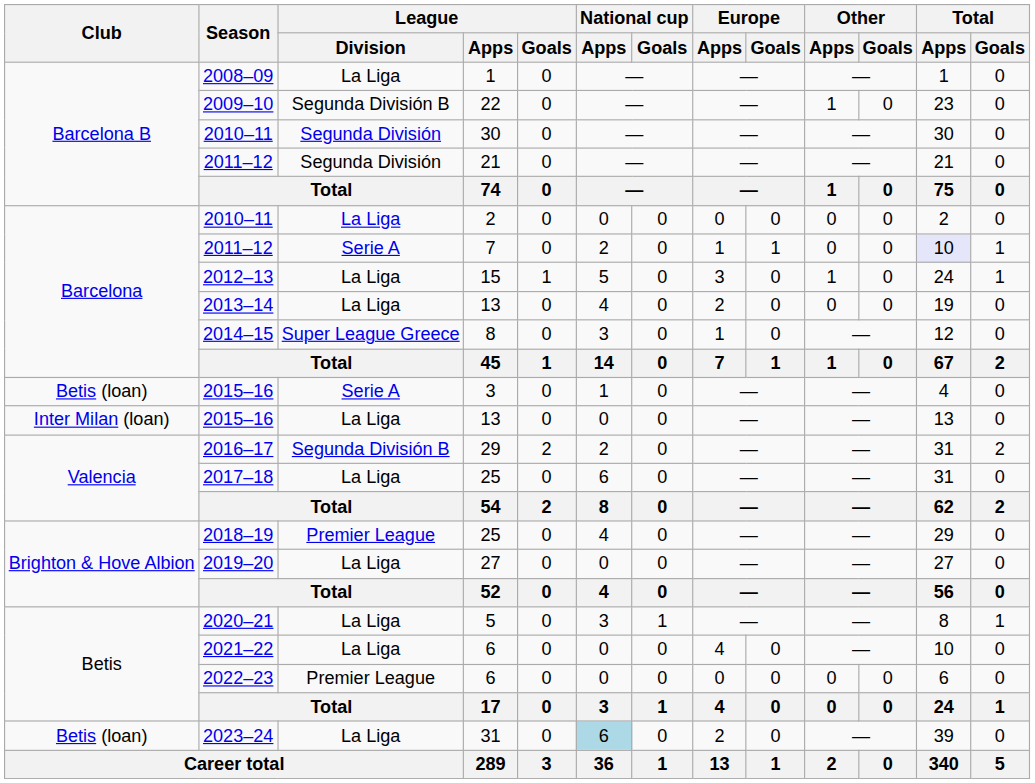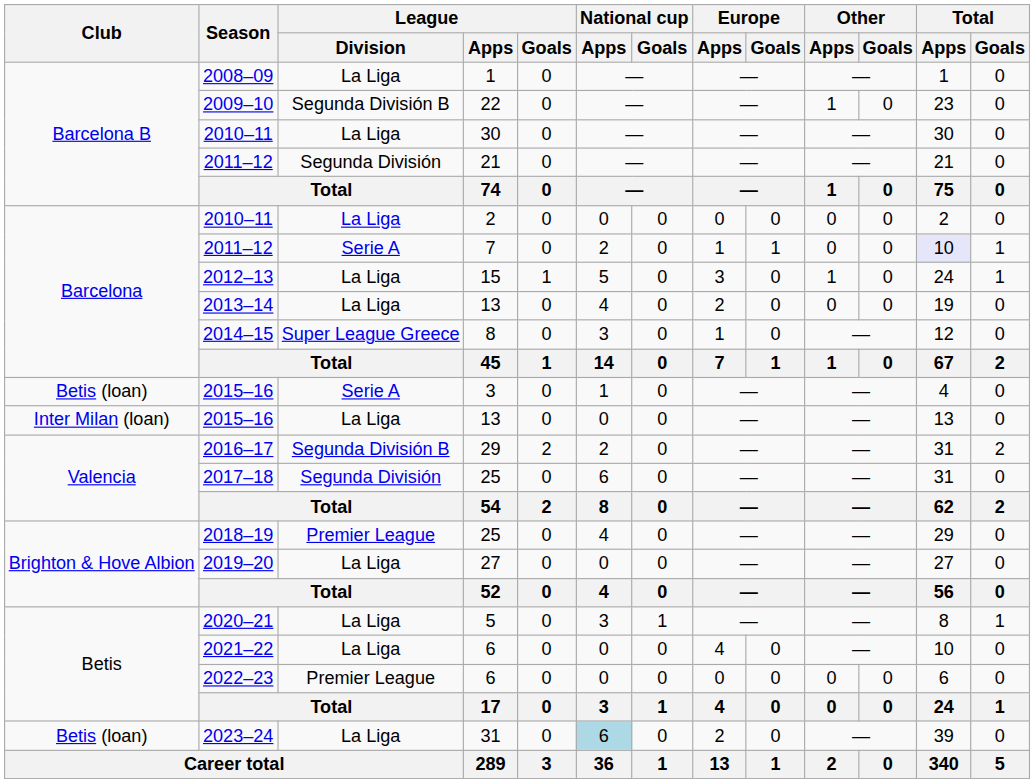(371, 133) Segunda División -> (371, 133) La Liga
(371, 477) La Liga -> (371, 477) Segunda División
